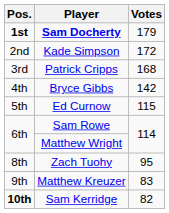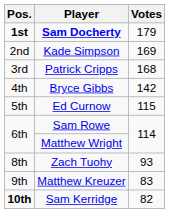(147, 51) 172 -> (147, 51) 169
(147, 162) 95 -> (147, 162) 93
